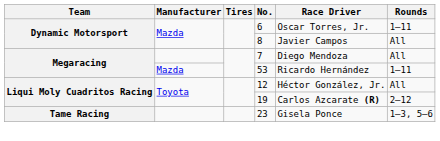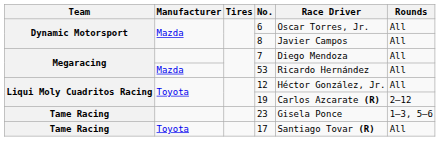(400, 26) 1–11 -> (398, 26) All
(400, 70) 1–11 -> (398, 70) All
+ row: (262, 129)
